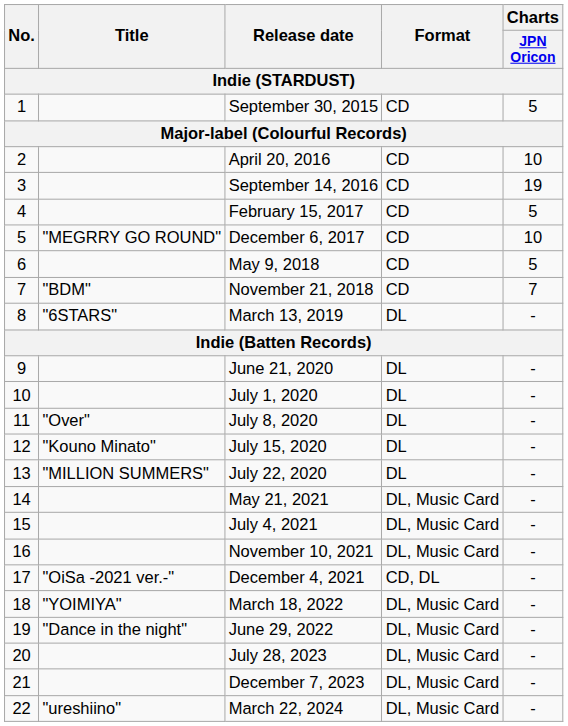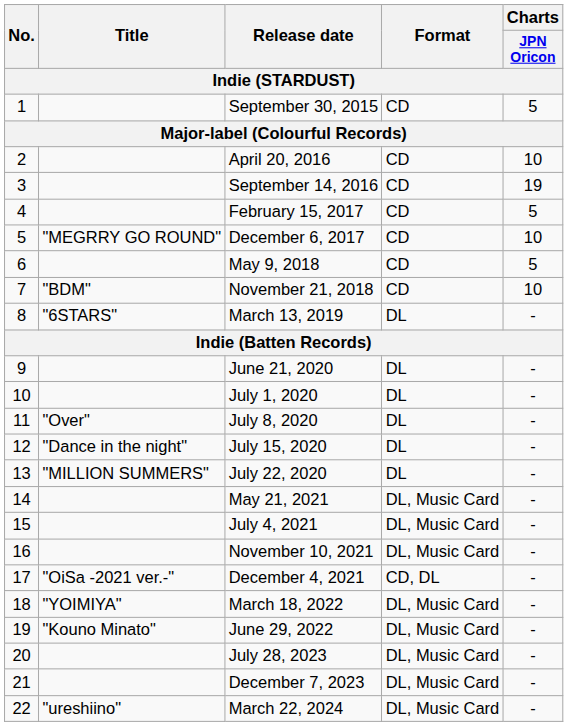(533, 290) 7 -> (533, 290) 10
(99, 447) "Kouno Minato" -> (115, 447) "Dance in the night"
(115, 630) "Dance in the night" -> (99, 630) "Kouno Minato"
